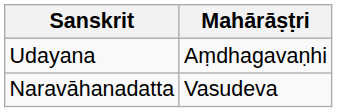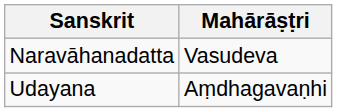rows swapped: (92, 89) <-> (53, 55)
